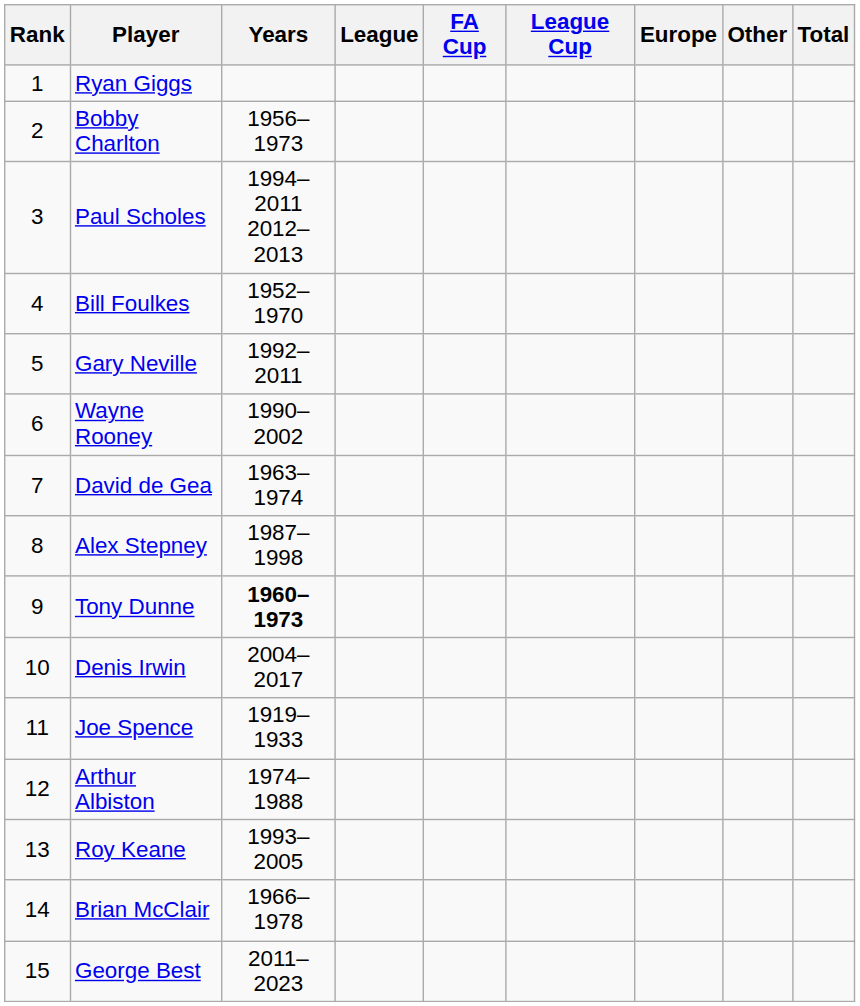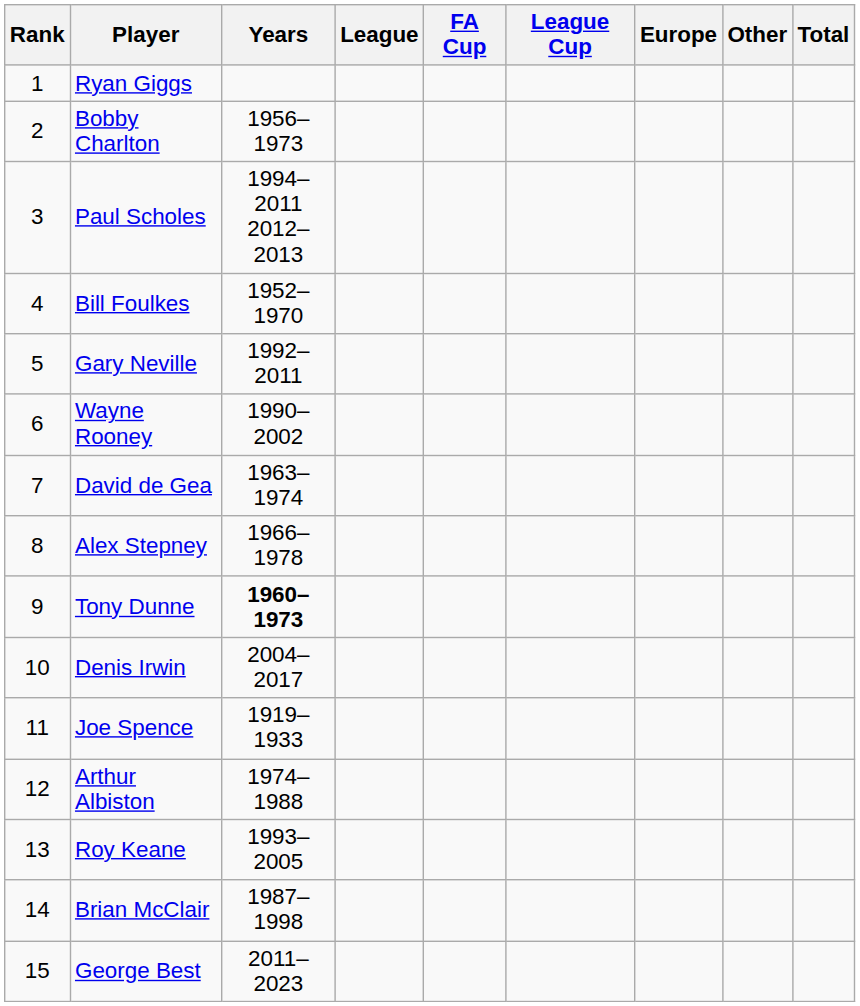(278, 545) 1987–1998 -> (278, 545) 1966–1978
(278, 910) 1966–1978 -> (278, 910) 1987–1998
